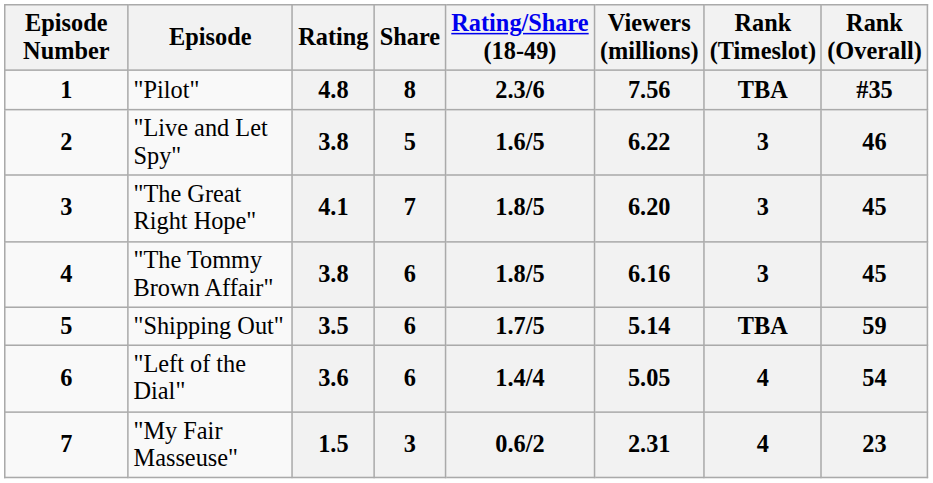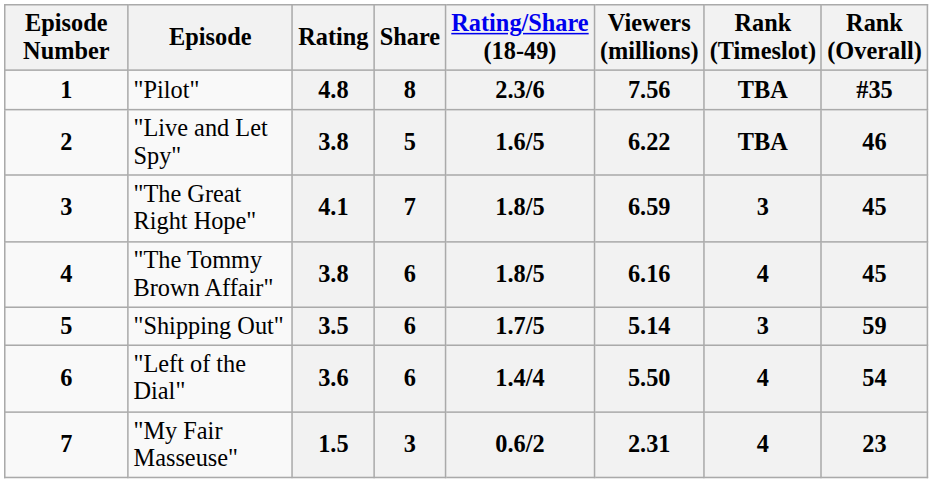(763, 141) 3 -> (763, 141) TBA
(649, 207) 6.20 -> (649, 207) 6.59
(763, 273) 3 -> (763, 273) 4
(763, 326) TBA -> (763, 326) 3
(649, 378) 5.05 -> (649, 378) 5.50
